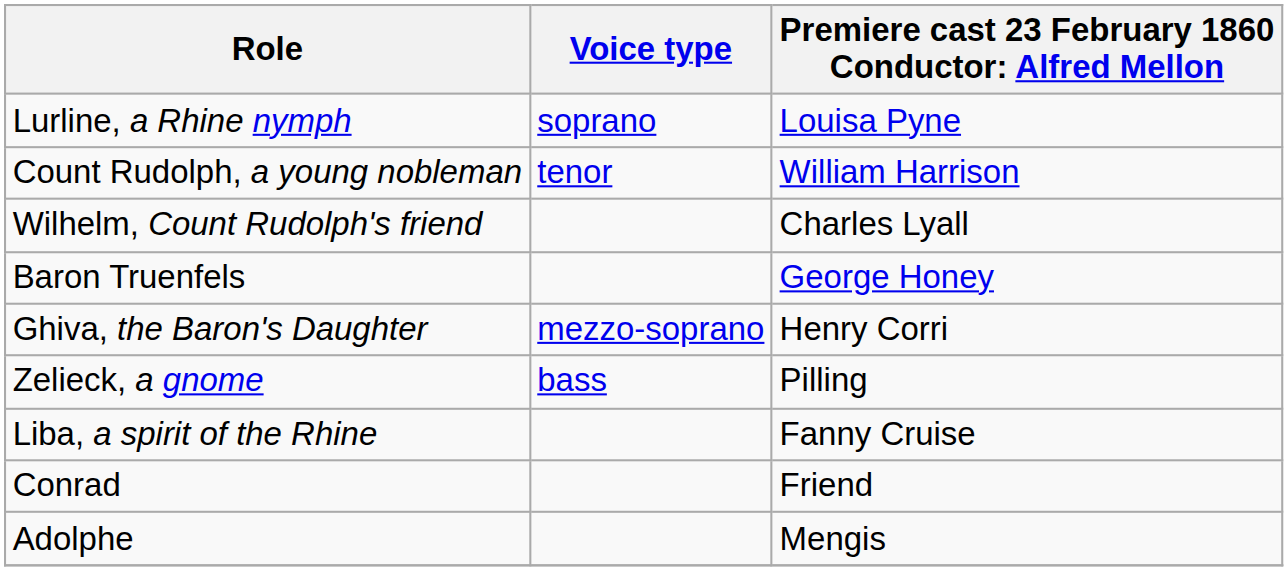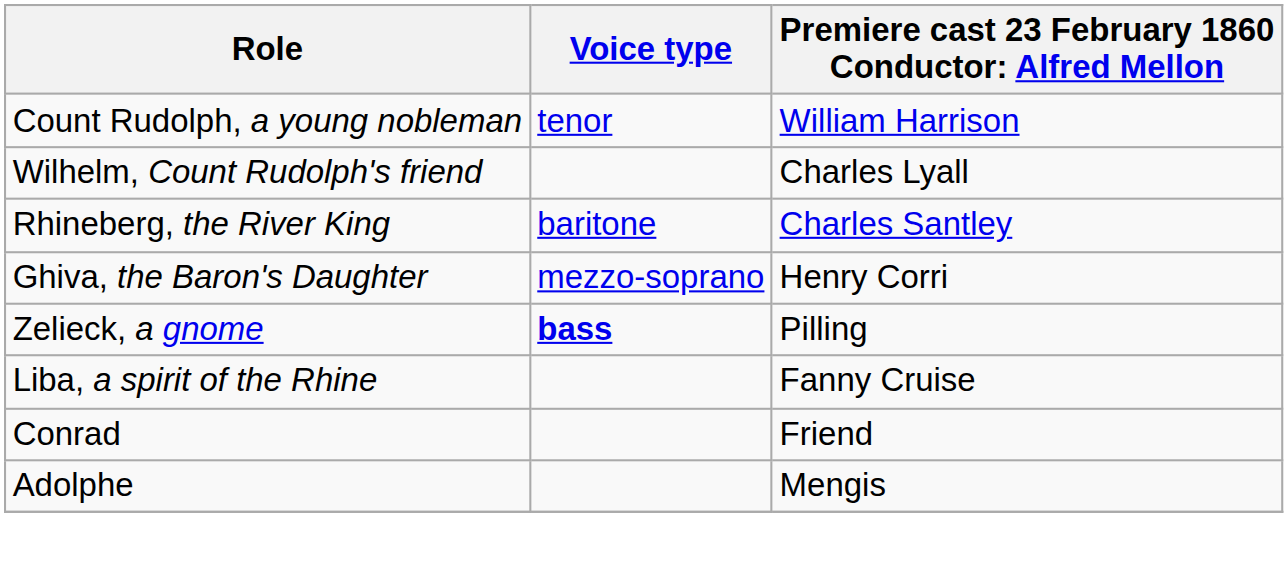- row: (182, 119)
+ row: (201, 224)
- row: (129, 276)
(572, 381) normal -> (575, 329) bold
